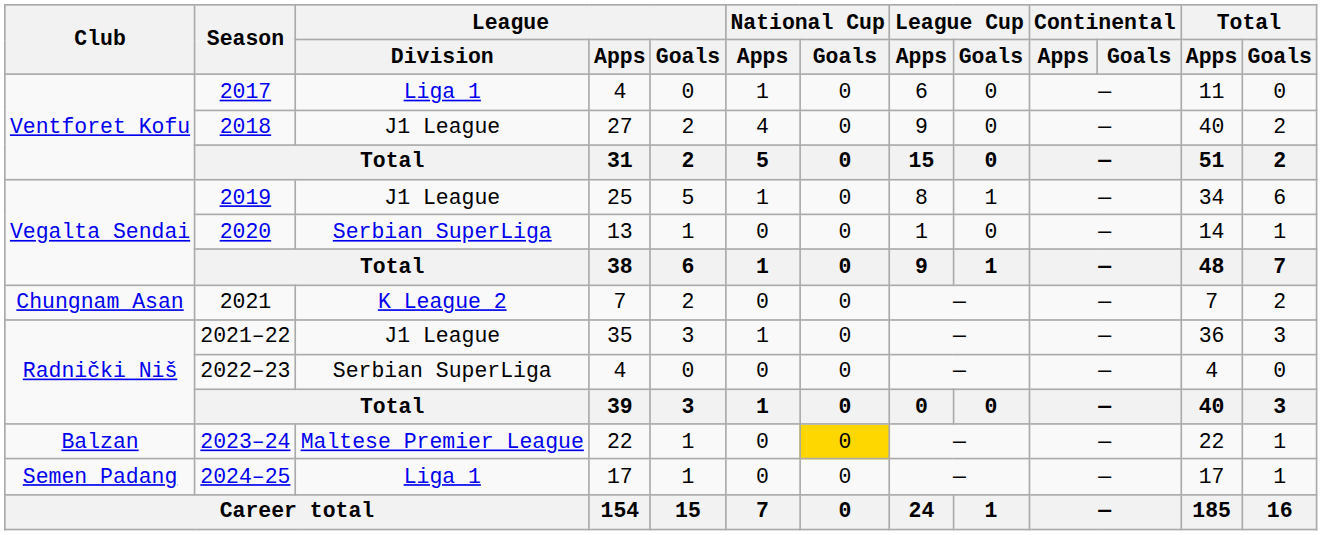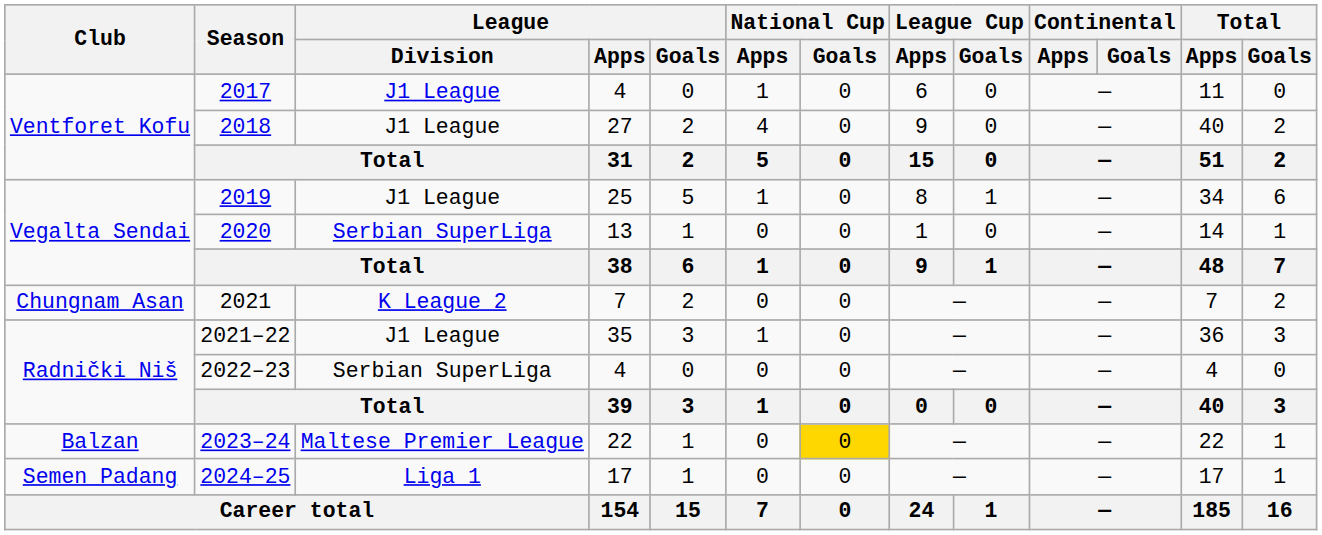(442, 92) Liga 1 -> (442, 92) J1 League
